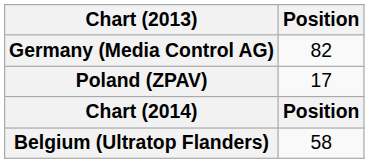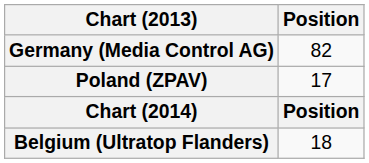(321, 142) 58 -> (321, 142) 18
